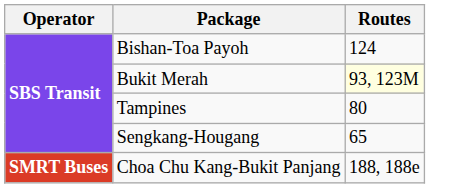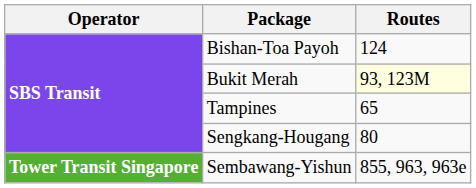(358, 107) 80 -> (369, 107) 65
(358, 137) 65 -> (369, 137) 80
- row: (229, 166)
+ row: (279, 166)
